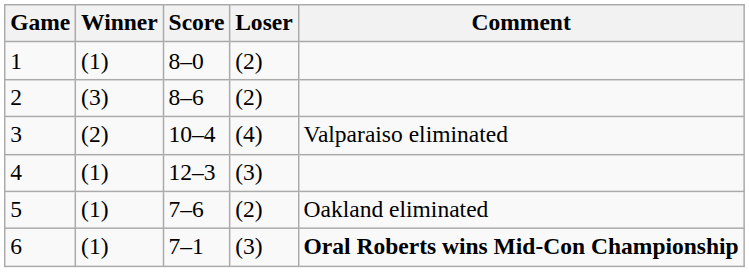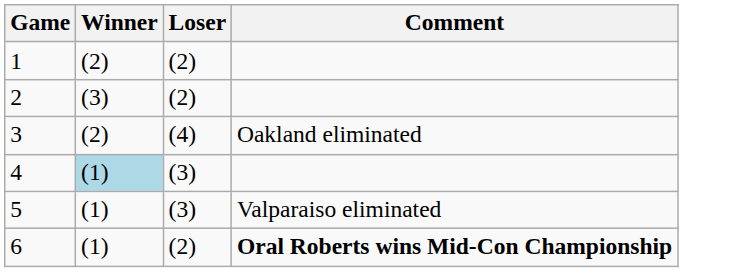- column: (196, 23)
(95, 60) (1) -> (95, 60) (2)
(406, 135) Valparaiso eliminated -> (329, 135) Oakland eliminated
(95, 172) no background -> (95, 172) lightblue background
(249, 209) (2) -> (182, 209) (3)
(396, 209) Oakland eliminated -> (339, 209) Valparaiso eliminated
(249, 246) (3) -> (182, 246) (2)
